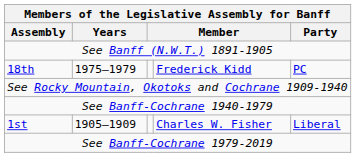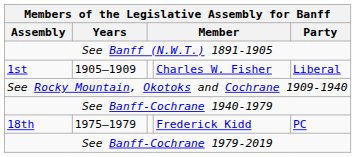rows swapped: (17, 124) <-> (21, 69)
